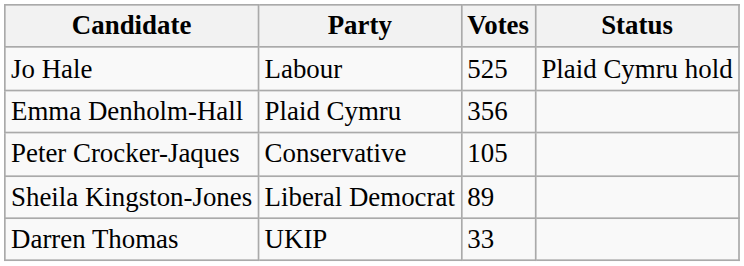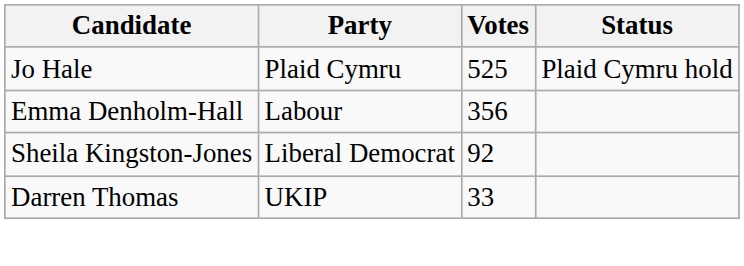(303, 68) Labour -> (333, 68) Plaid Cymru
(333, 111) Plaid Cymru -> (303, 111) Labour
- row: (125, 153)
(481, 196) 89 -> (481, 153) 92
